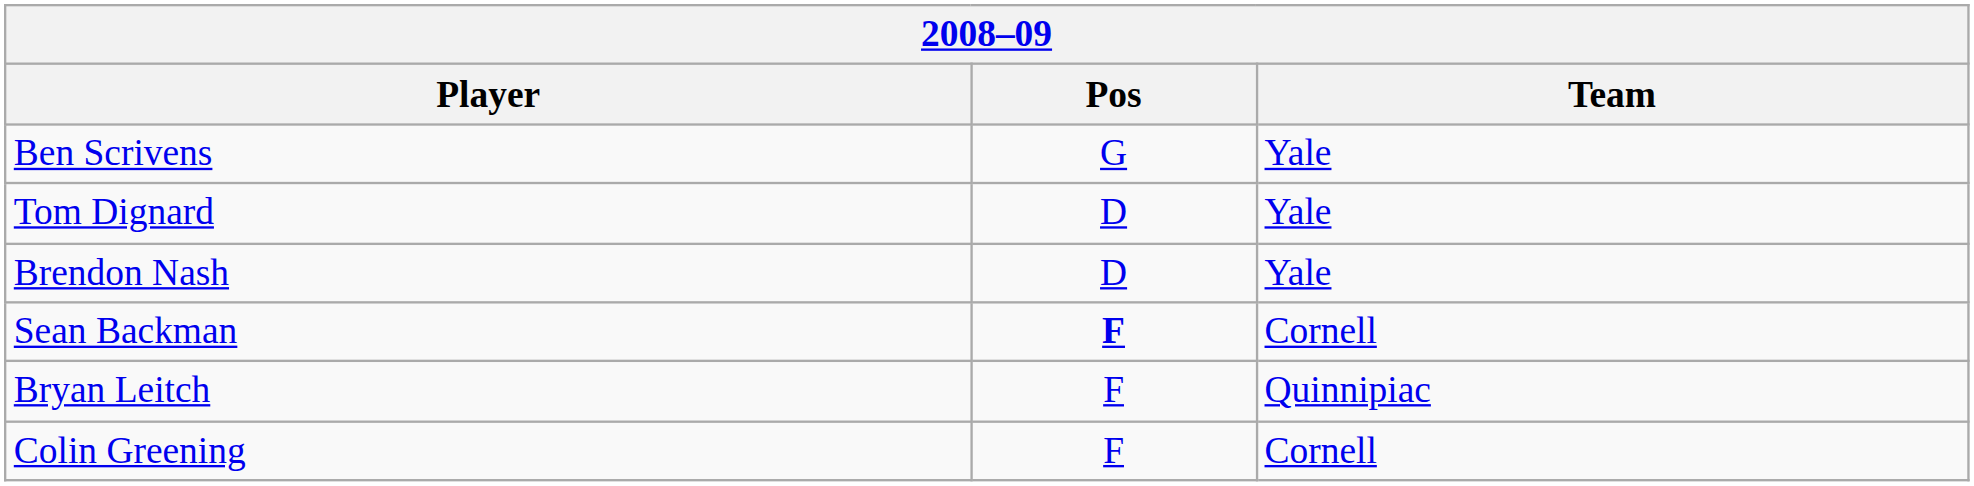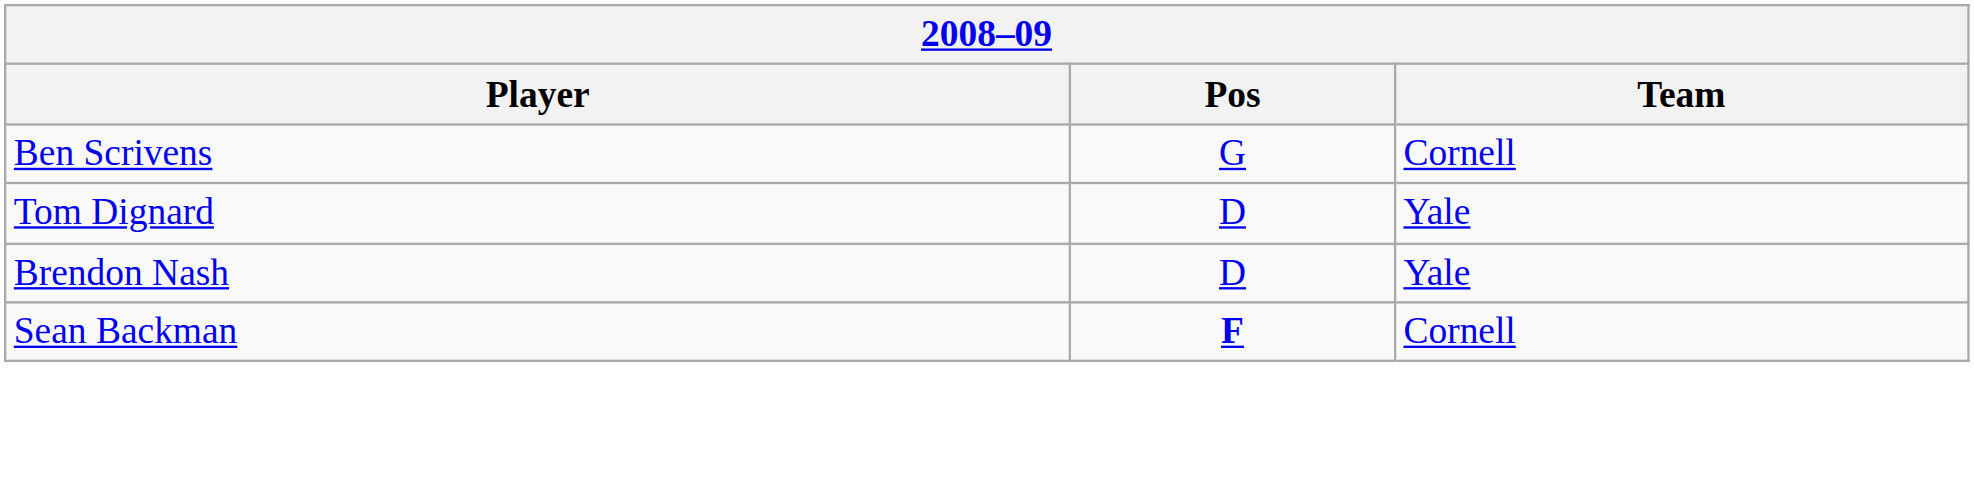(1298, 152) Yale -> (1460, 152) Cornell
- row: (112, 390)
- row: (130, 449)
